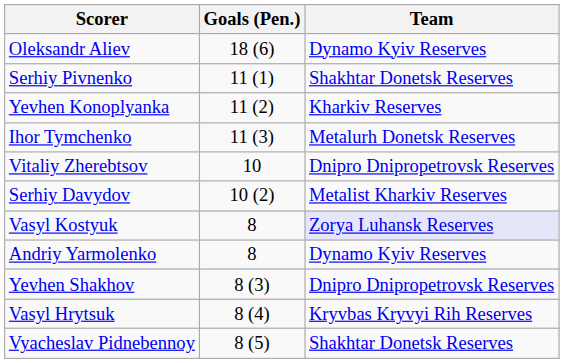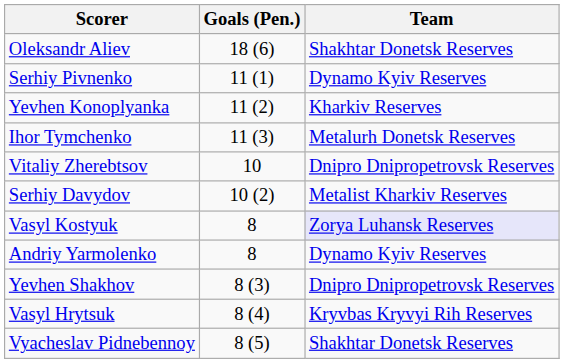(398, 48) Dynamo Kyiv Reserves -> (411, 48) Shakhtar Donetsk Reserves
(411, 78) Shakhtar Donetsk Reserves -> (398, 78) Dynamo Kyiv Reserves
